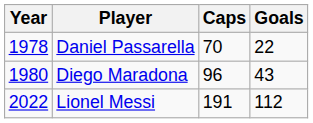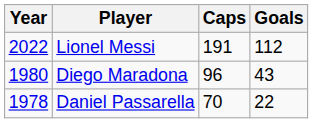rows swapped: (125, 46) <-> (106, 103)
